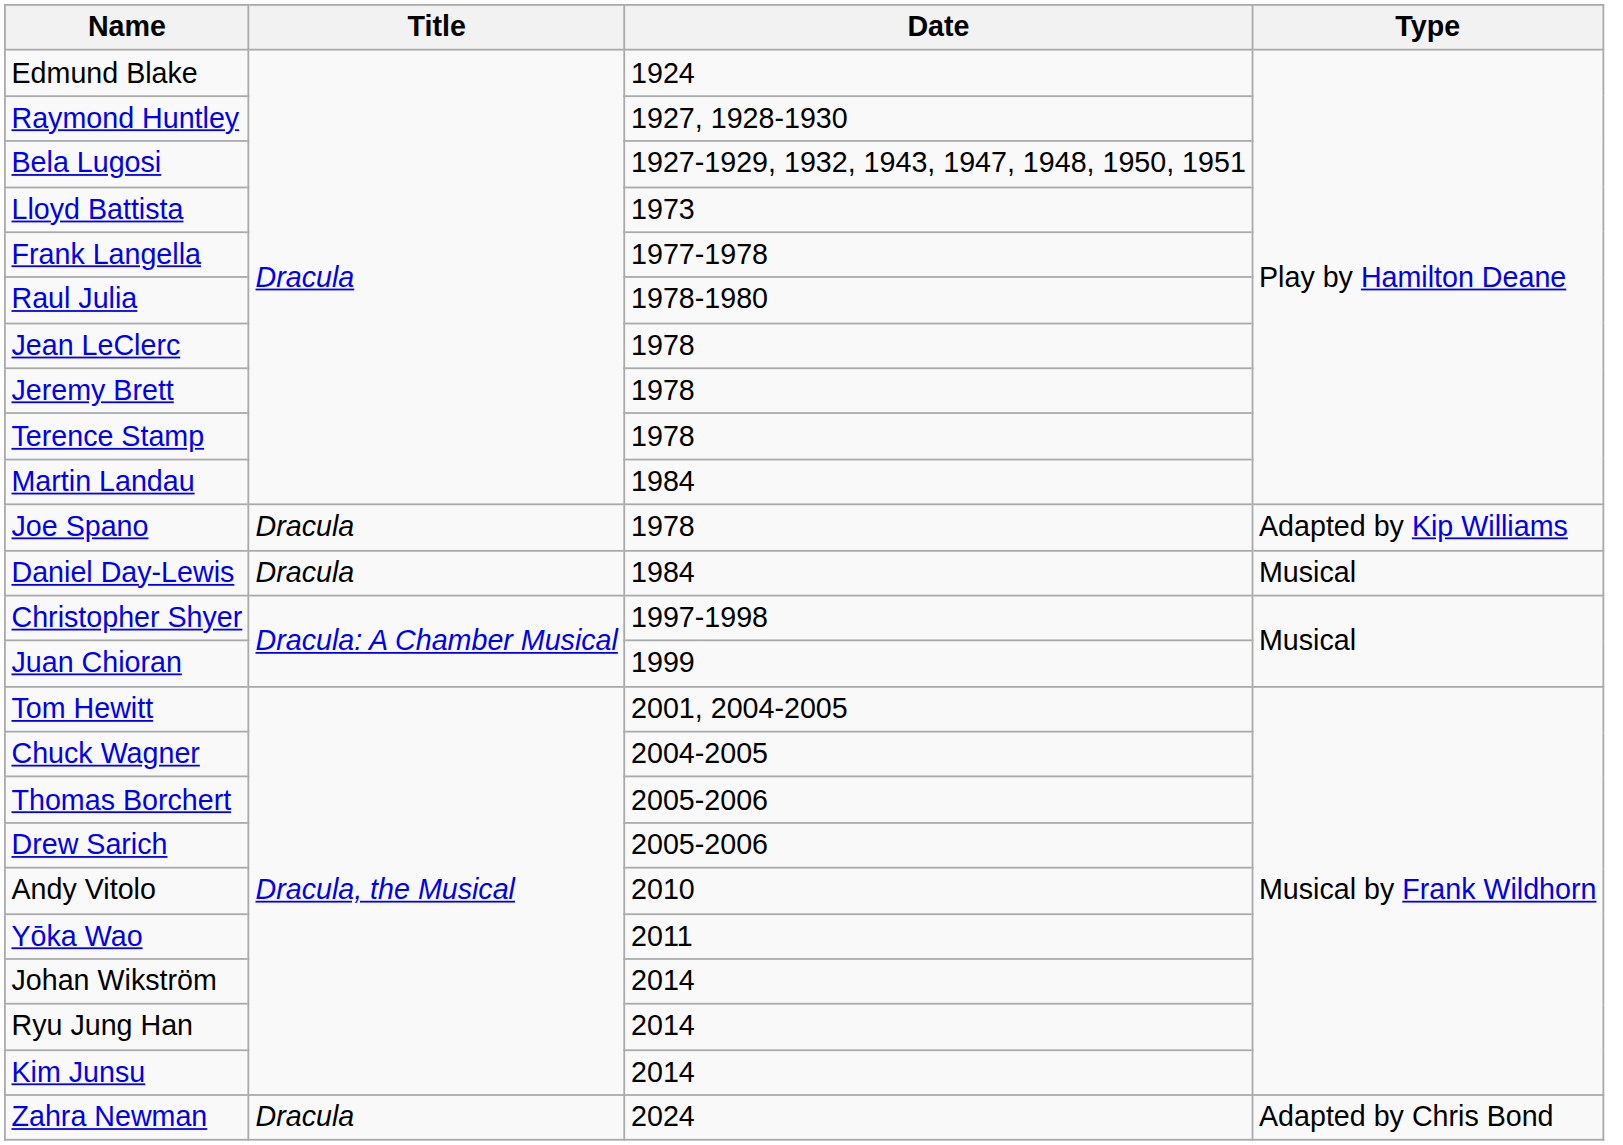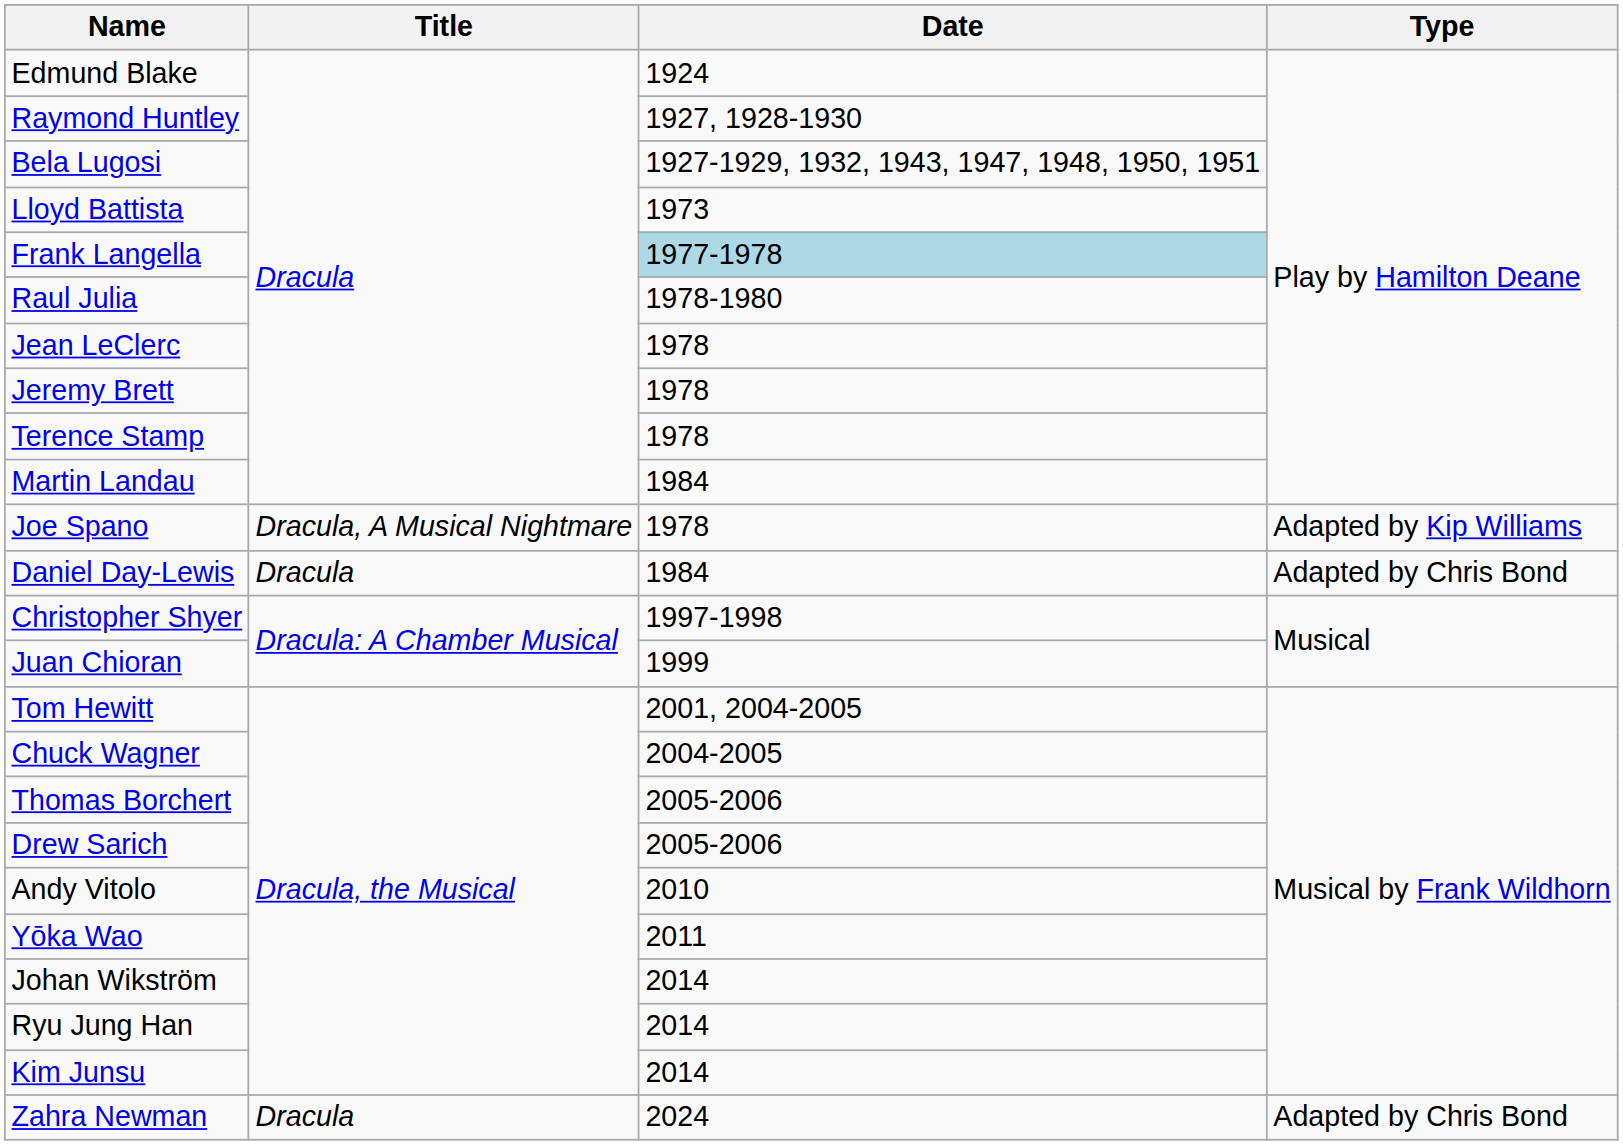(700, 254) no background -> (714, 254) lightblue background
(305, 526) Dracula -> (444, 526) Dracula, A Musical Nightmare
(1308, 572) Musical -> (1421, 572) Adapted by Chris Bond
